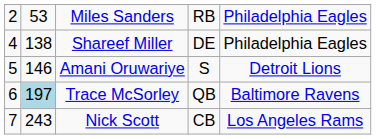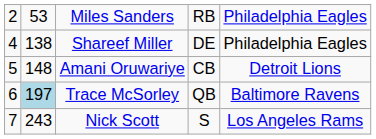(38, 69) 146 -> (38, 69) 148
(204, 69) S -> (204, 69) CB
(204, 120) CB -> (204, 120) S
